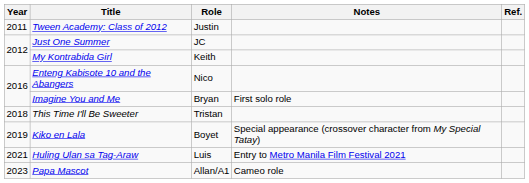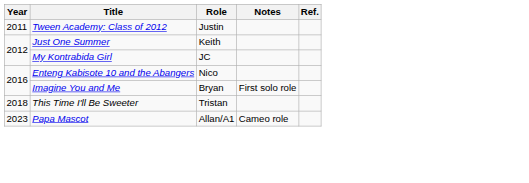(200, 42) JC -> (210, 42) Keith
(205, 57) Keith -> (204, 57) JC
- row: (59, 134)
- row: (85, 155)
